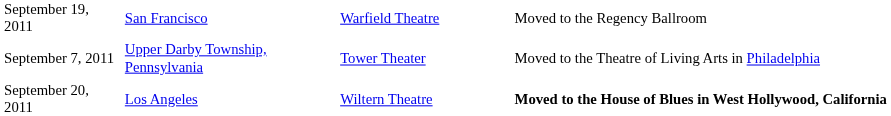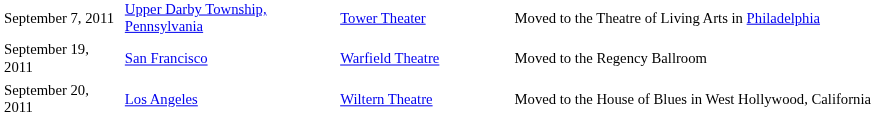rows swapped: (59, 58) <-> (46, 17)
(701, 99) bold -> (693, 99) normal
